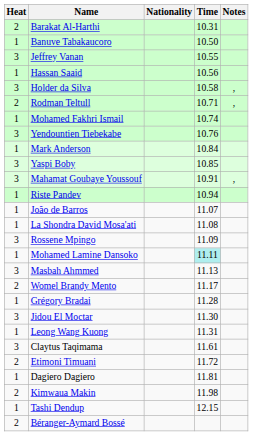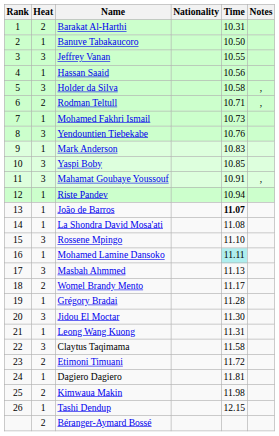+ column: (18, 12)
(207, 118) 10.74 -> (234, 118) 10.73
(207, 149) 10.84 -> (234, 149) 10.83
(207, 210) normal -> (234, 210) bold
(207, 240) 11.09 -> (234, 240) 11.10
(207, 347) 11.61 -> (234, 347) 11.58
